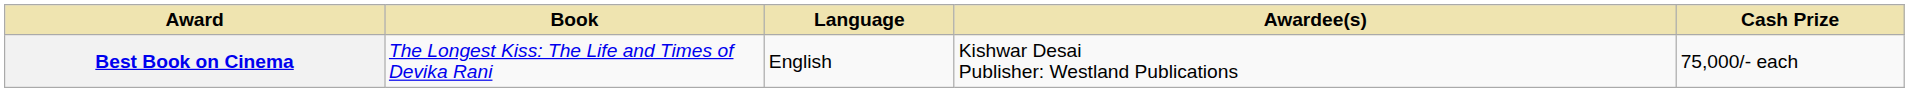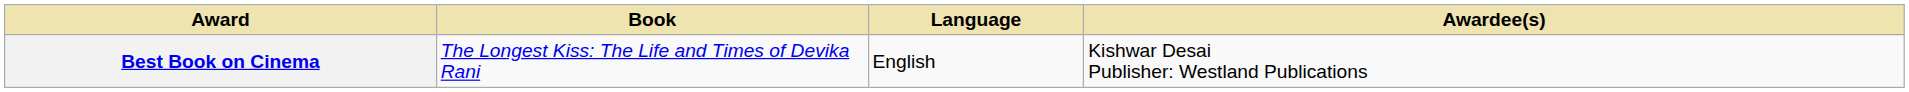- column: (1790, 19)
